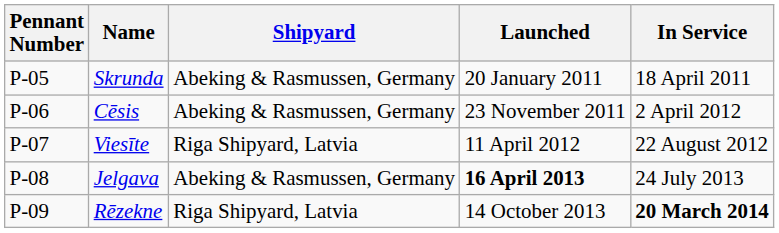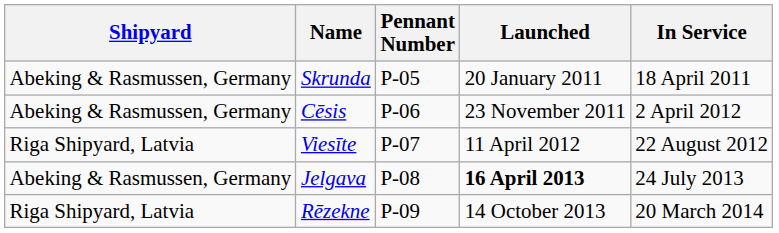columns swapped: (47, 32) <-> (314, 32)
(702, 210) bold -> (699, 210) normal
